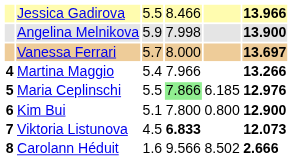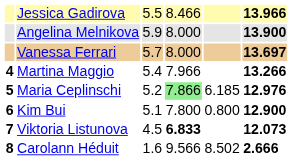(183, 32) 7.998 -> (183, 32) 8.000
(152, 91) 5.5 -> (152, 91) 5.2
